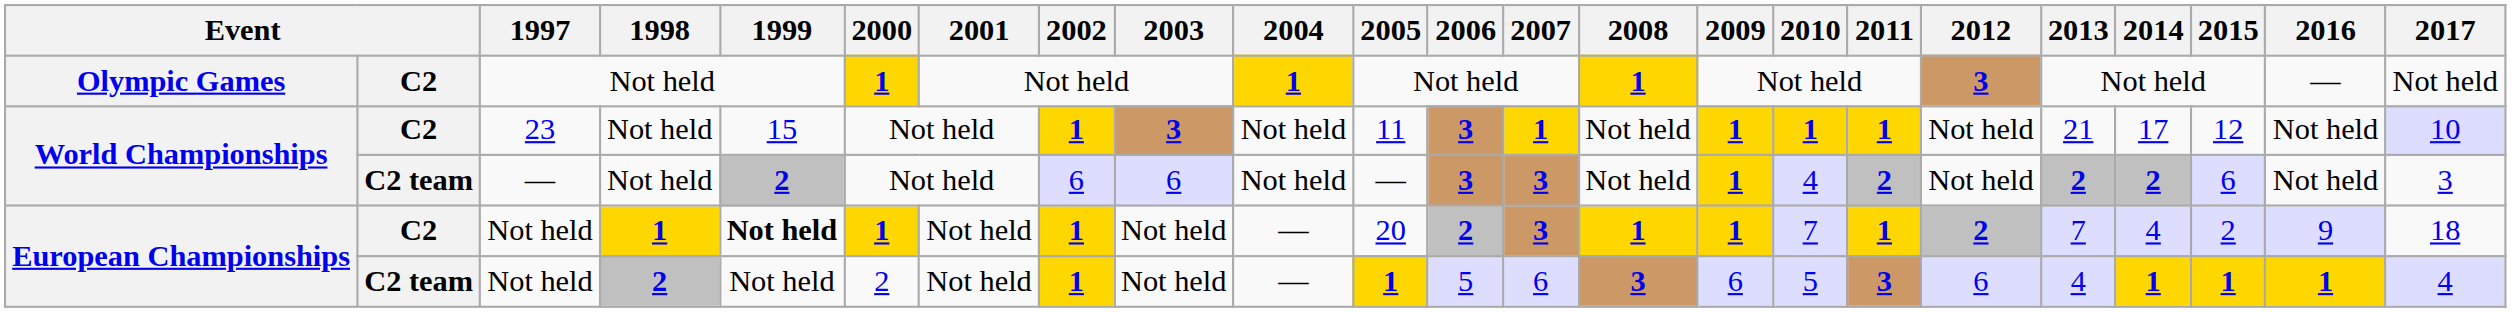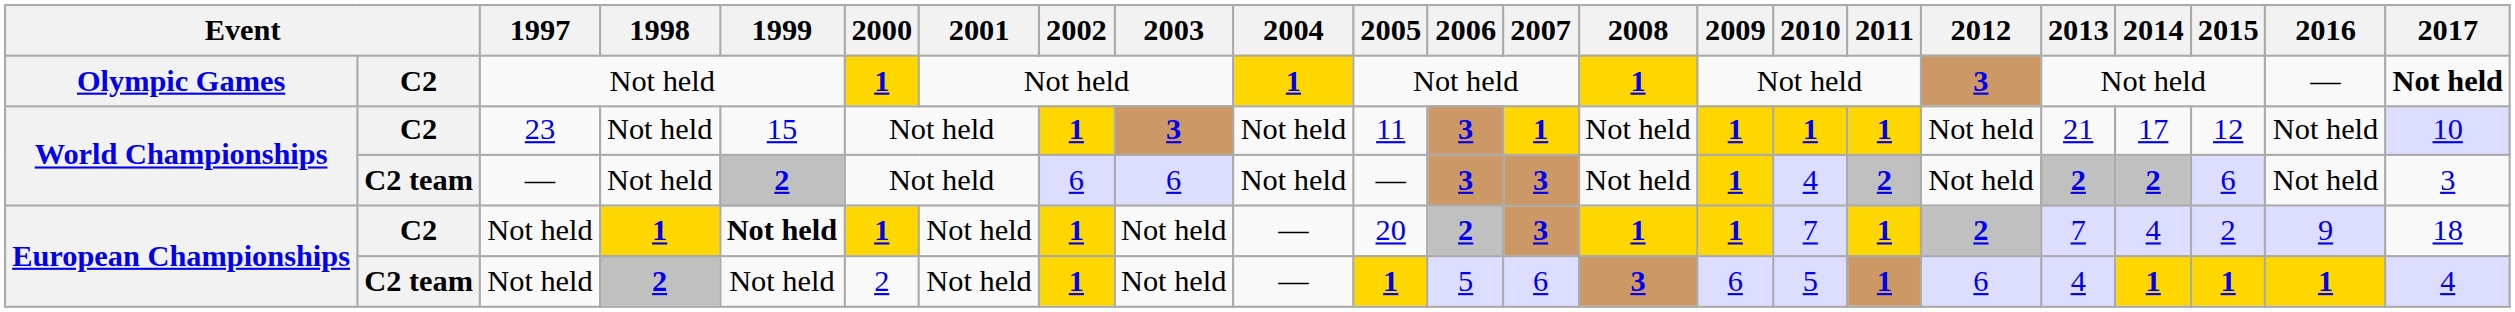(2445, 80) normal -> (2448, 80) bold
(1884, 280) 3 -> (1884, 280) 1
